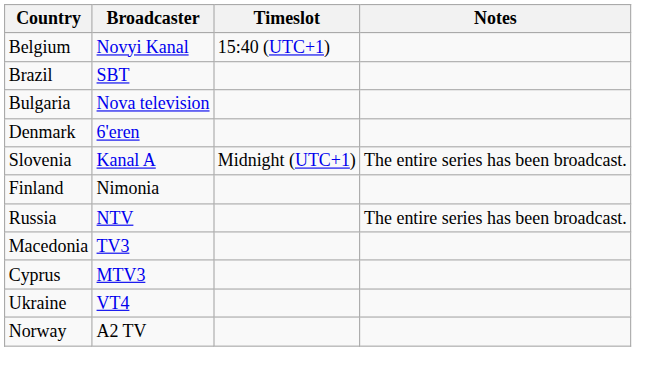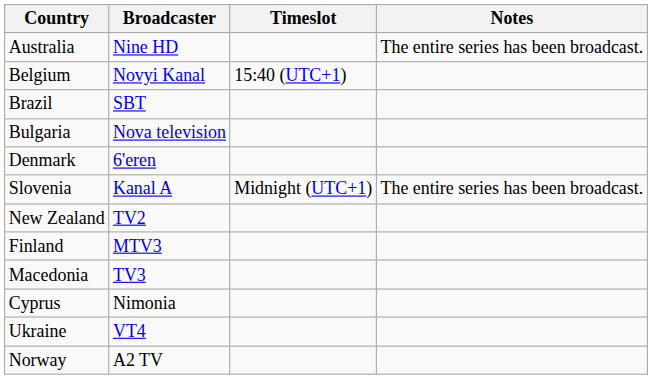+ row: (42, 47)
+ row: (57, 217)
(128, 189) Nimonia -> (137, 246) MTV3
- row: (33, 217)
(121, 274) MTV3 -> (144, 302) Nimonia
